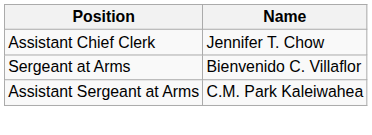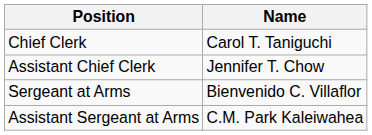+ row: (47, 42)
